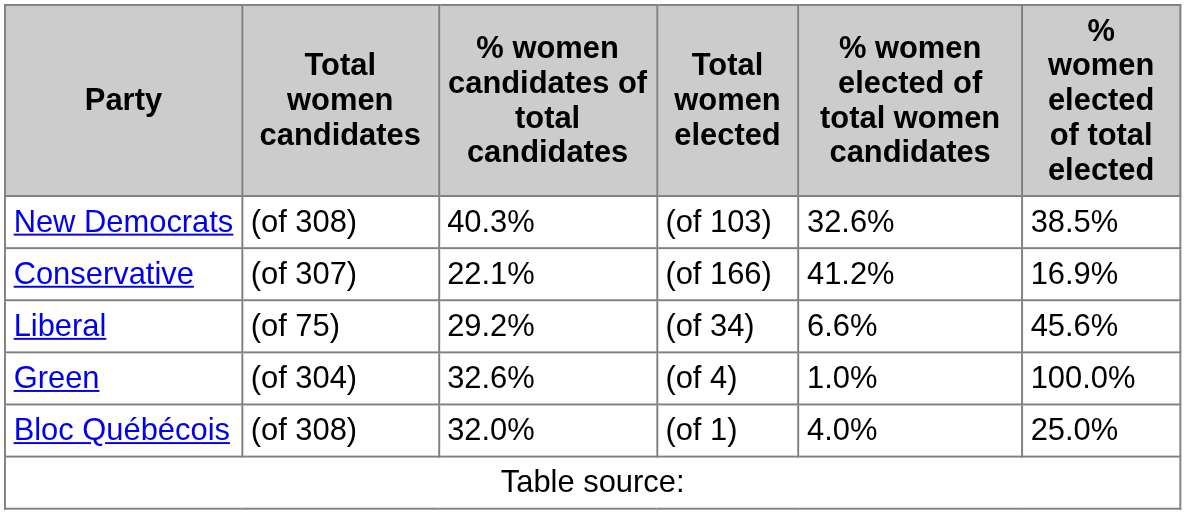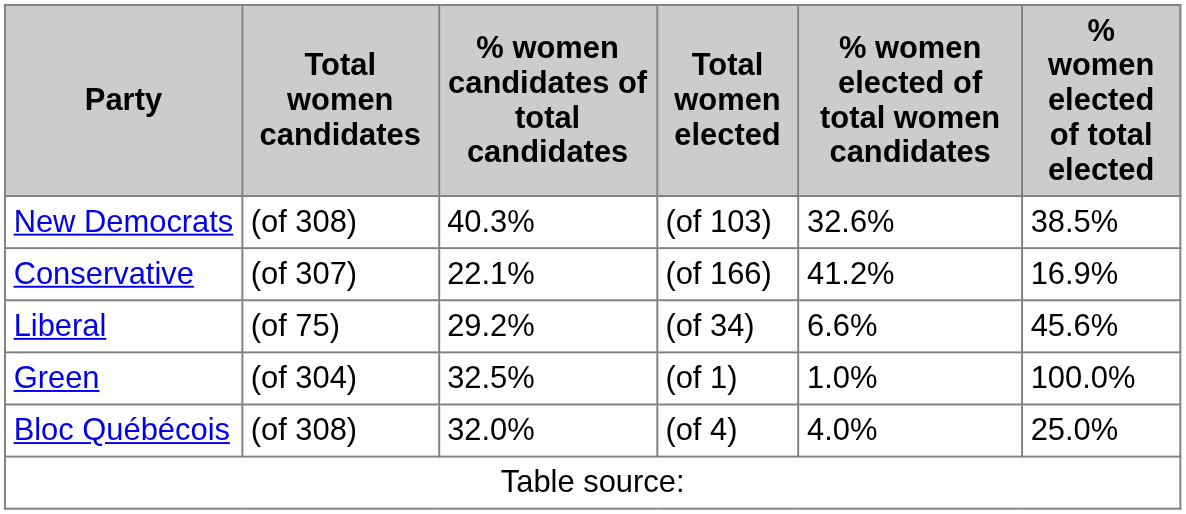(491, 377) 32.6% -> (491, 377) 32.5%
(701, 377) (of 4) -> (701, 377) (of 1)
(701, 430) (of 1) -> (701, 430) (of 4)
